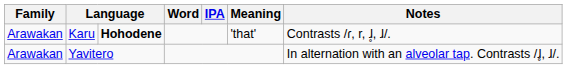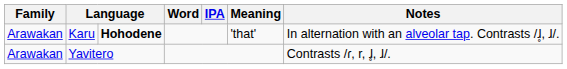(339, 34) Contrasts /ɾ, r, ɺ̥, ɺ/. -> (423, 34) In alternation with an alveolar tap. Contrasts /ɺ̥, ɺ/.
(423, 53) In alternation with an alveolar tap. Contrasts /ɺ̥, ɺ/. -> (339, 53) Contrasts /ɾ, r, ɺ̥, ɺ/.
